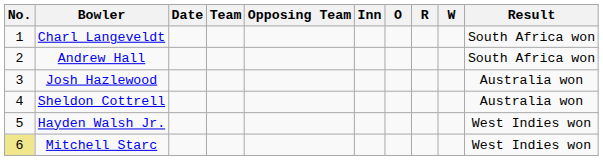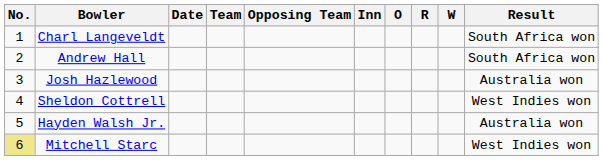(532, 102) Australia won -> (532, 102) West Indies won
(532, 123) West Indies won -> (532, 123) Australia won
